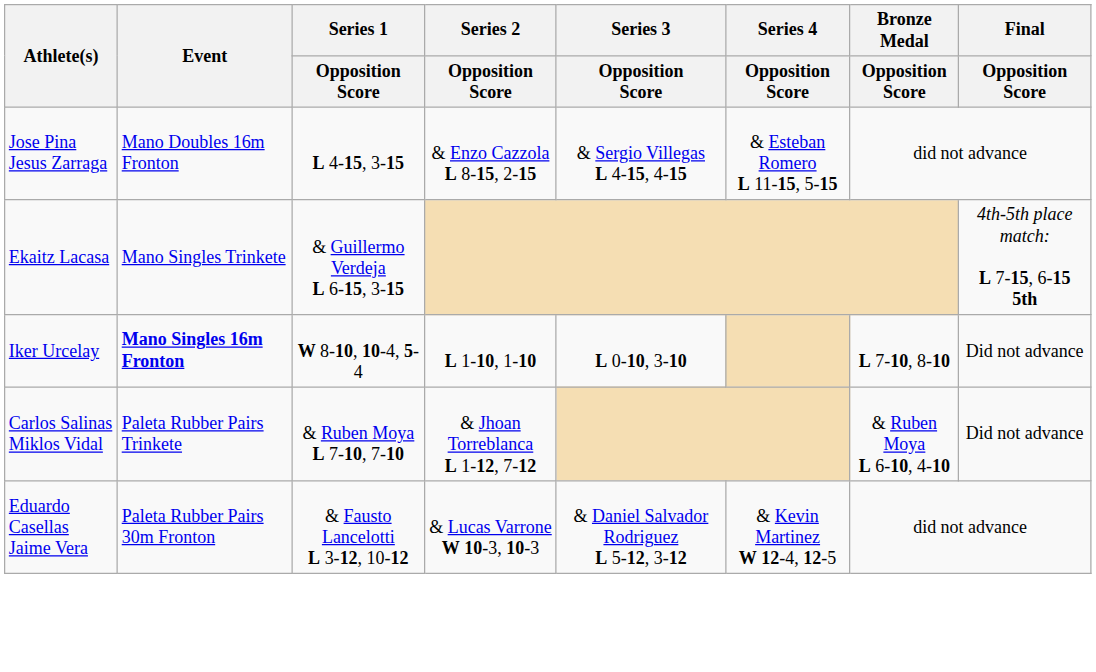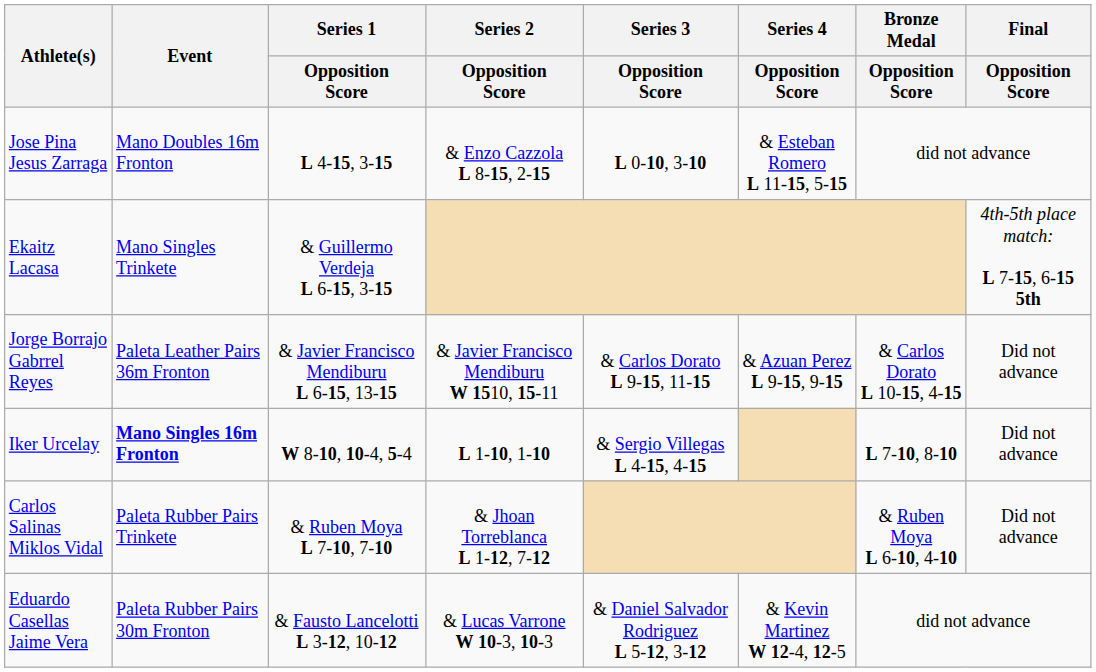(641, 164) & Sergio Villegas L 4-15, 4-15 -> (660, 164) L 0-10, 3-10
+ row: (58, 361)
(641, 361) L 0-10, 3-10 -> (660, 455) & Sergio Villegas L 4-15, 4-15
